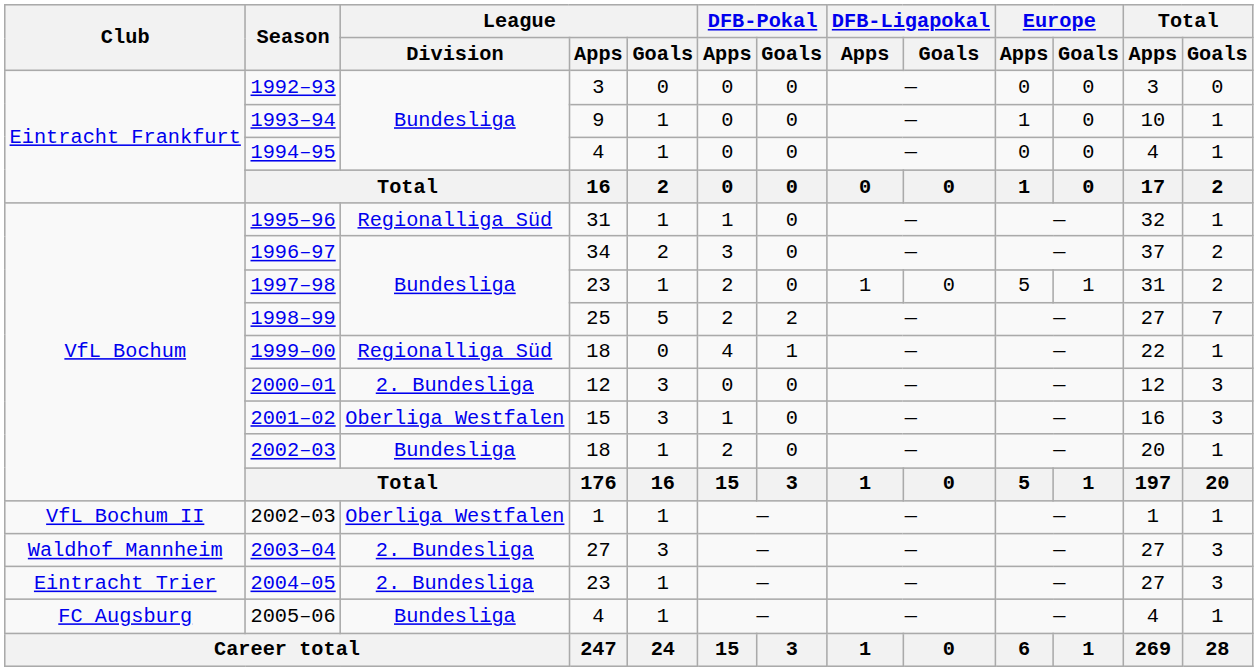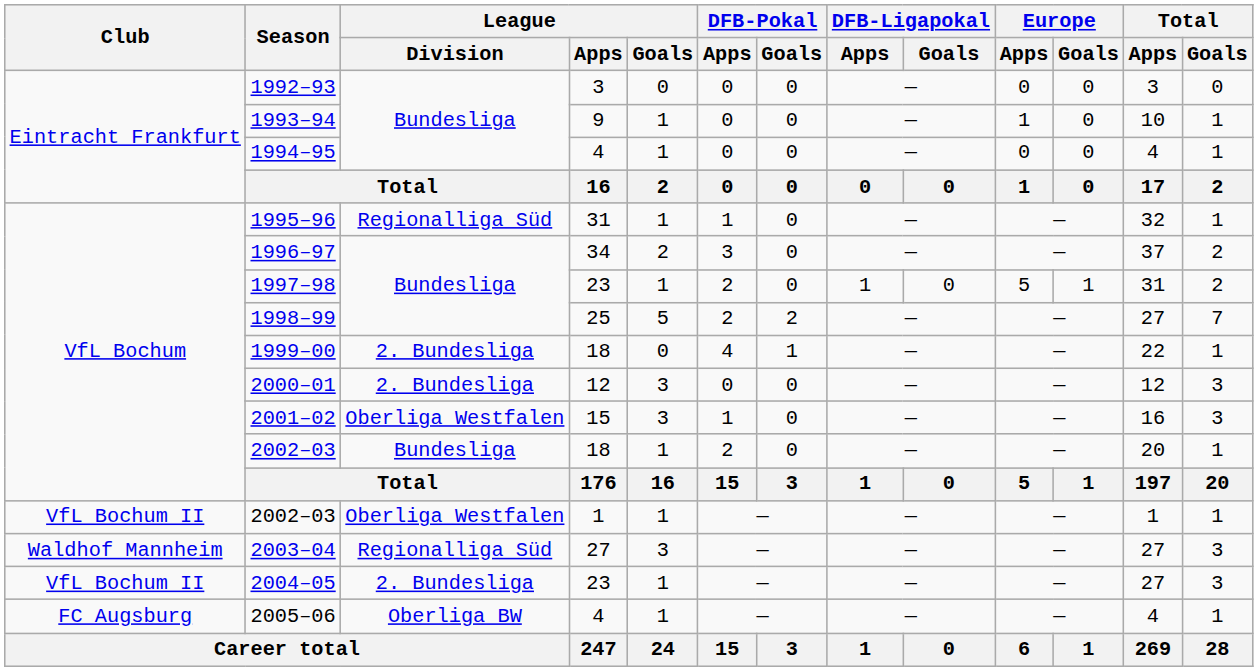(455, 352) Regionalliga Süd -> (455, 352) 2. Bundesliga
(455, 550) 2. Bundesliga -> (455, 550) Regionalliga Süd
(125, 583) Eintracht Trier -> (125, 583) VfL Bochum II
(455, 616) Bundesliga -> (455, 616) Oberliga BW
